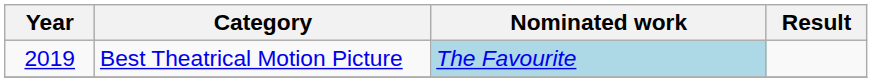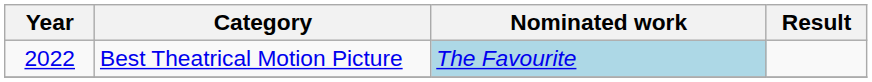(50, 58) 2019 -> (50, 58) 2022
